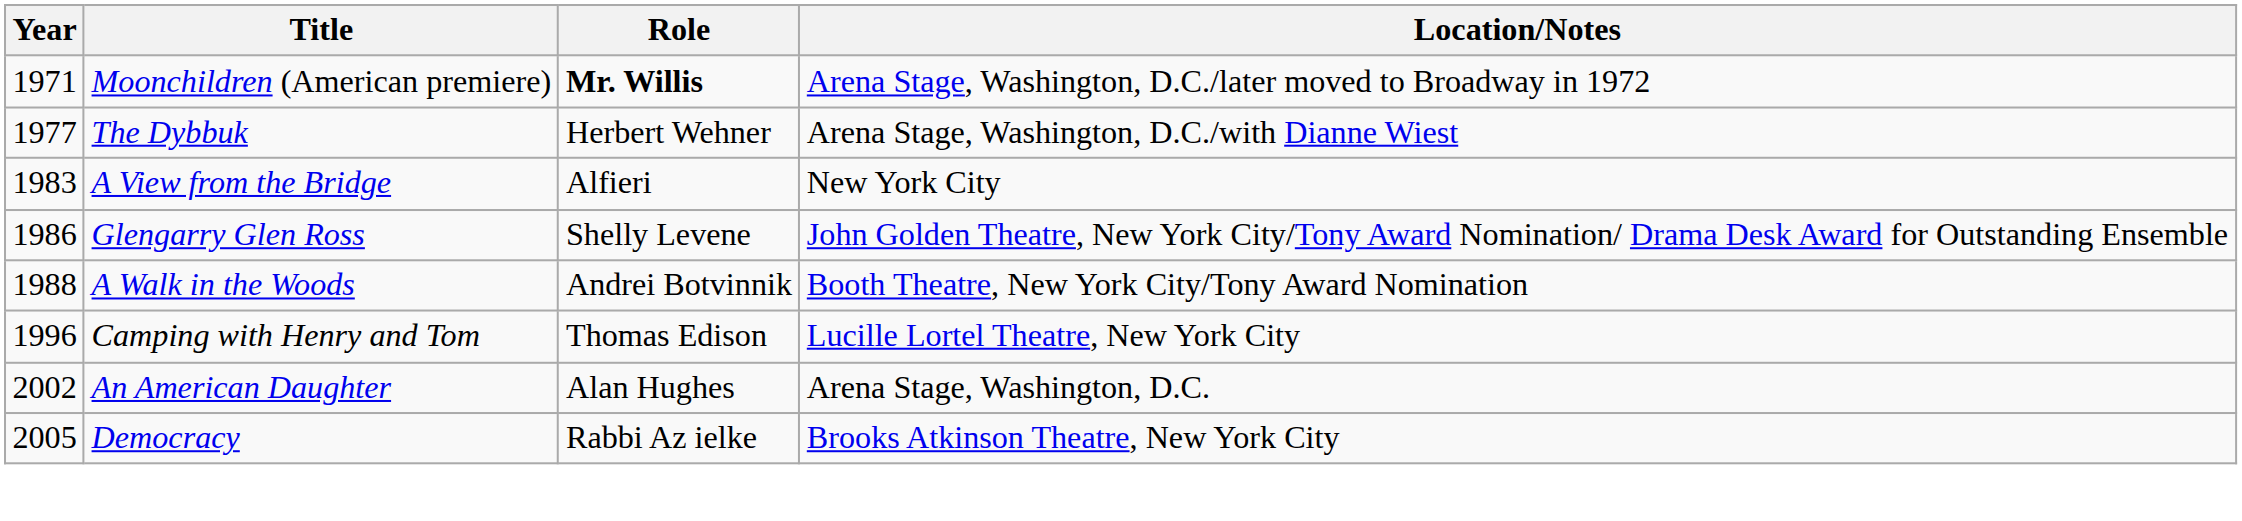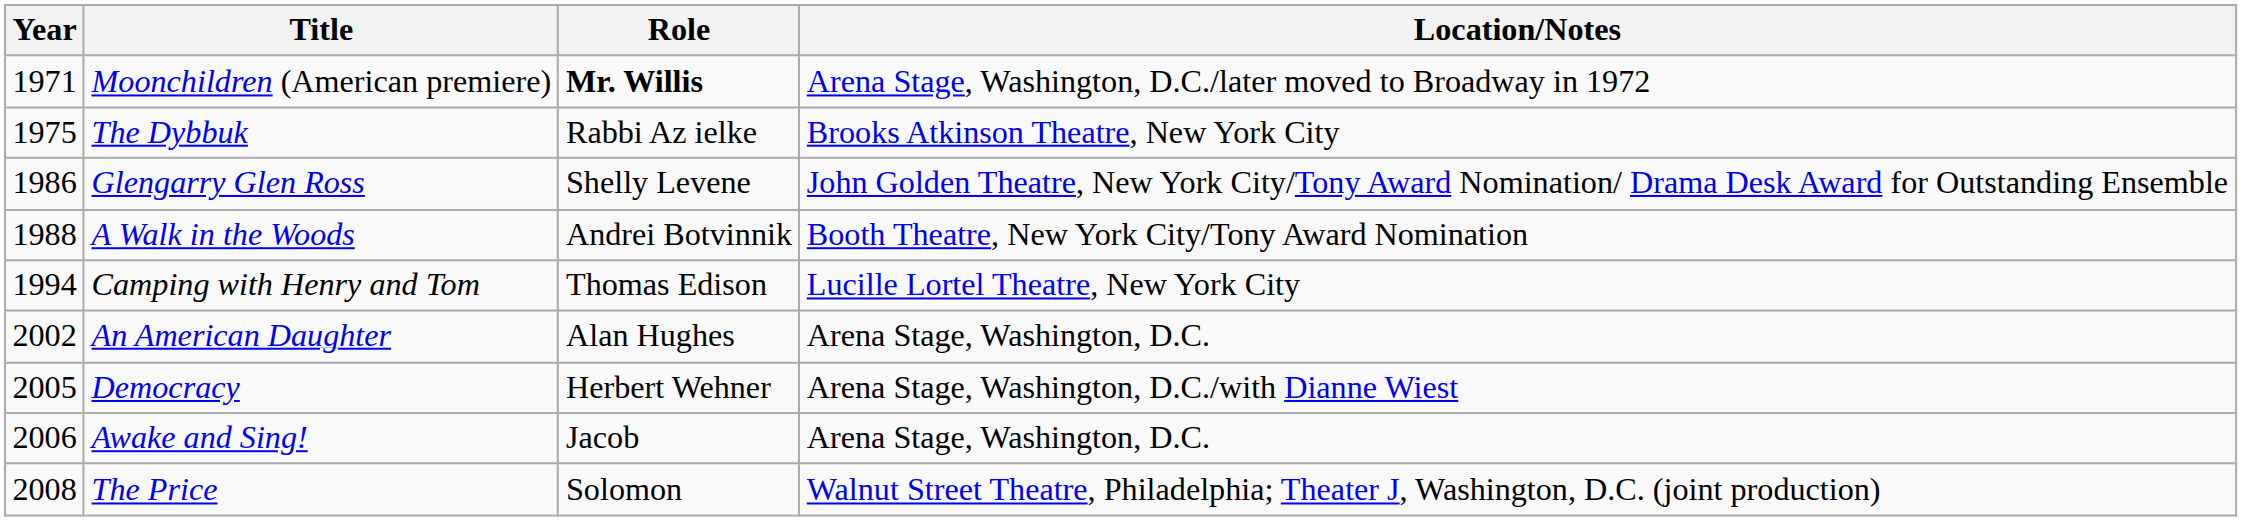(45, 132) 1977 -> (45, 132) 1975
(668, 132) Herbert Wehner -> (662, 132) Rabbi Az ielke
(1133, 132) Arena Stage, Washington, D.C./with Dianne Wiest -> (1073, 132) Brooks Atkinson Theatre, New York City
- row: (241, 183)
(45, 336) 1996 -> (45, 285) 1994
(662, 438) Rabbi Az ielke -> (668, 387) Herbert Wehner
(1073, 438) Brooks Atkinson Theatre, New York City -> (1133, 387) Arena Stage, Washington, D.C./with Dianne Wiest
+ row: (200, 438)
+ row: (155, 489)
